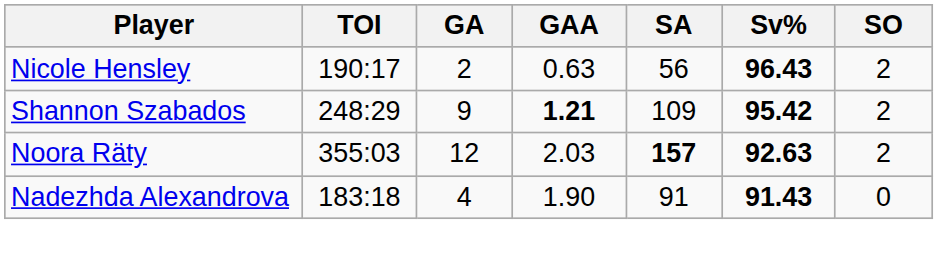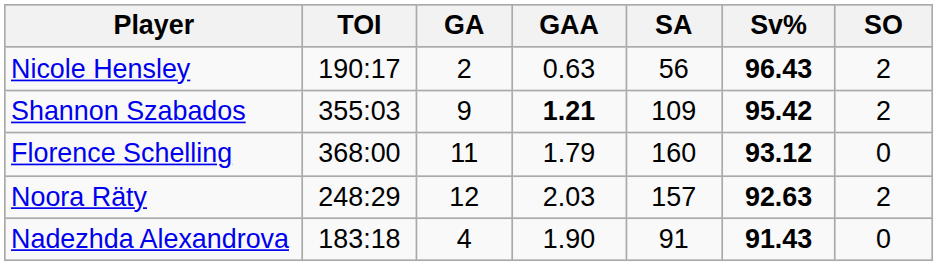(359, 111) 248:29 -> (359, 111) 355:03
+ row: (122, 153)
(359, 153) 355:03 -> (359, 196) 248:29
(674, 153) bold -> (674, 196) normal
